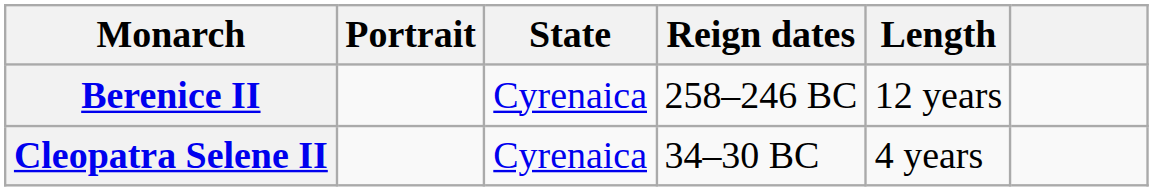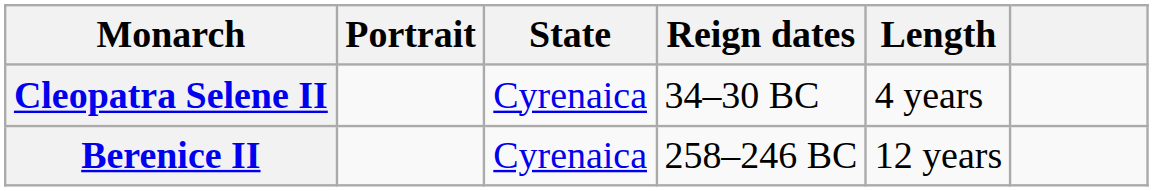rows swapped: (171, 94) <-> (171, 154)
